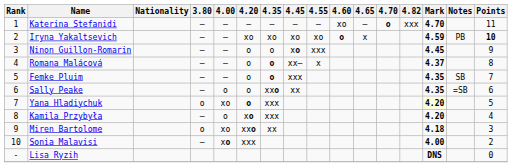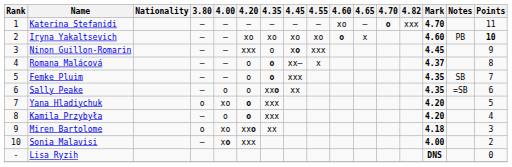(435, 37) 4.59 -> (435, 37) 4.60
(249, 50) o -> (249, 50) xxx
(435, 103) lightyellow background -> (435, 103) no background
(249, 116) xo -> (249, 116) o
